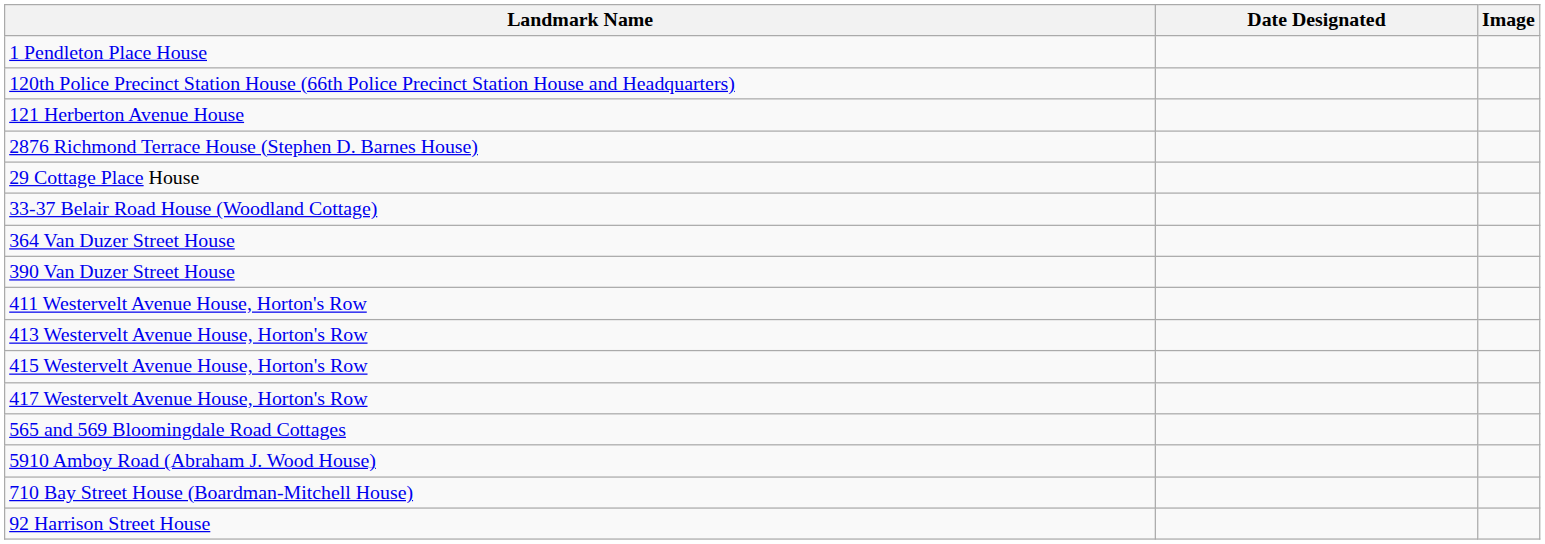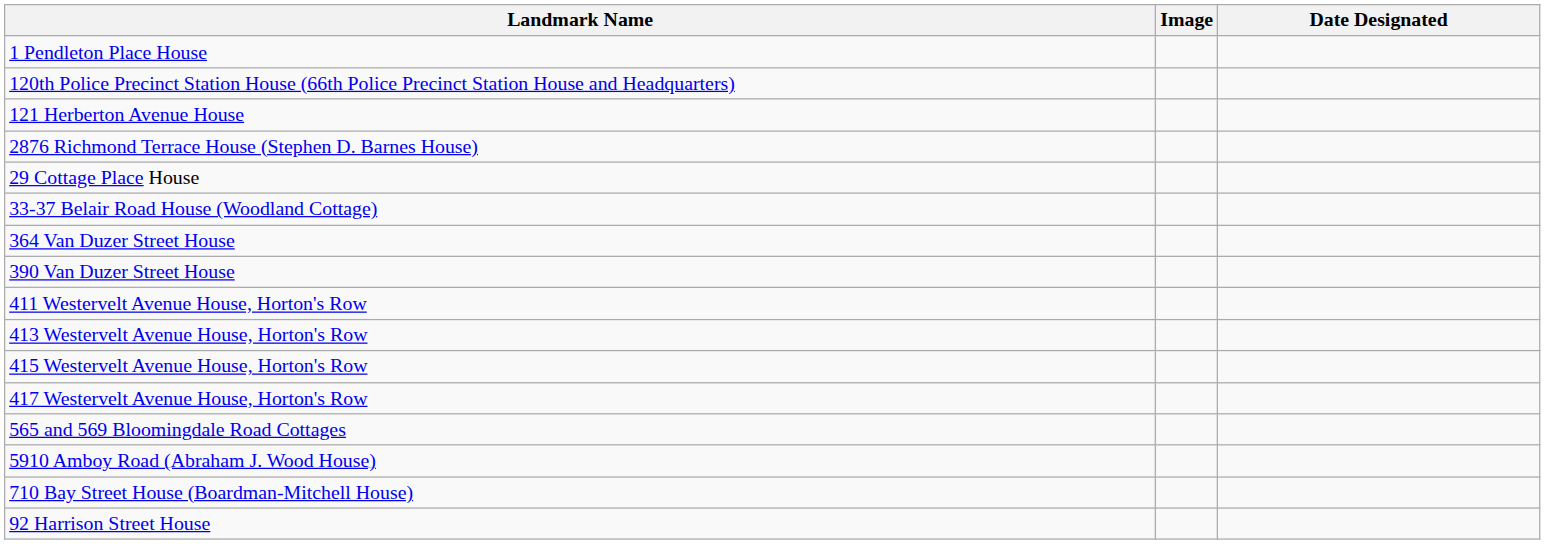columns swapped: (1508, 20) <-> (1317, 20)
